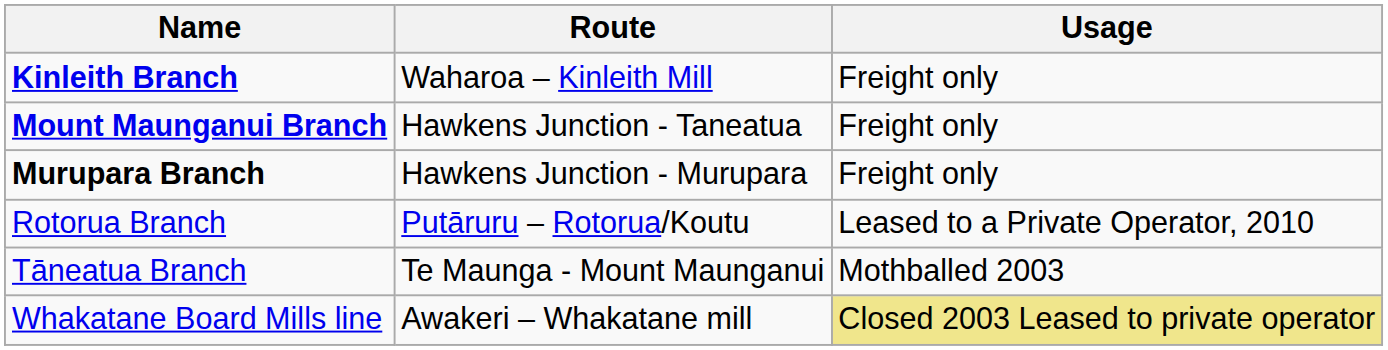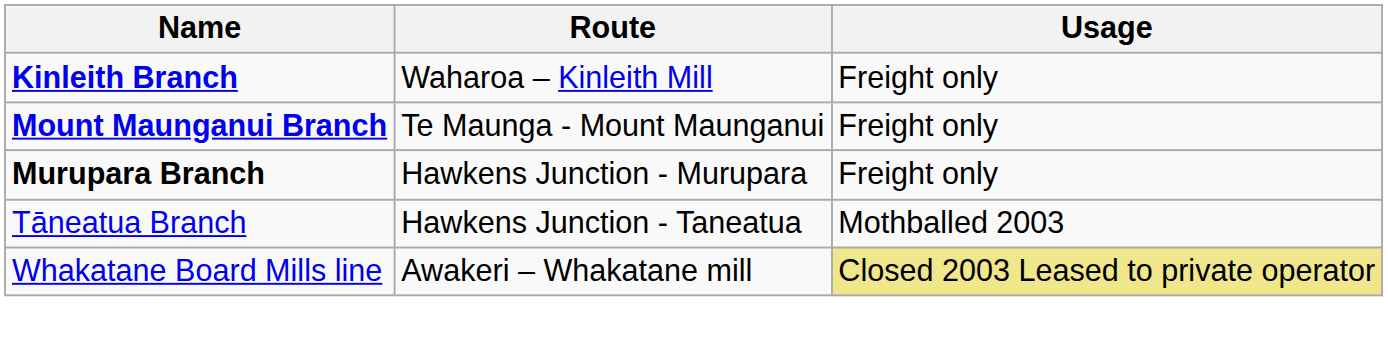(601, 125) Hawkens Junction - Taneatua -> (613, 125) Te Maunga - Mount Maunganui
- row: (119, 222)
(613, 271) Te Maunga - Mount Maunganui -> (601, 222) Hawkens Junction - Taneatua
